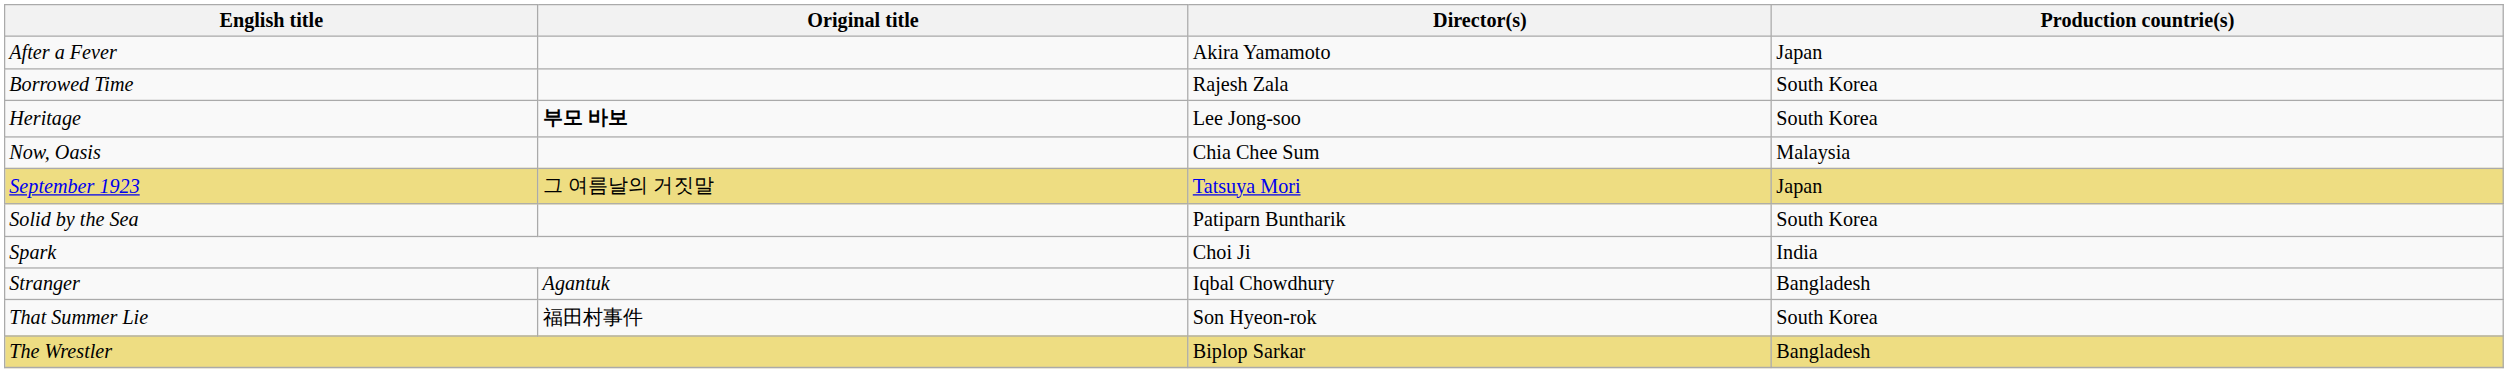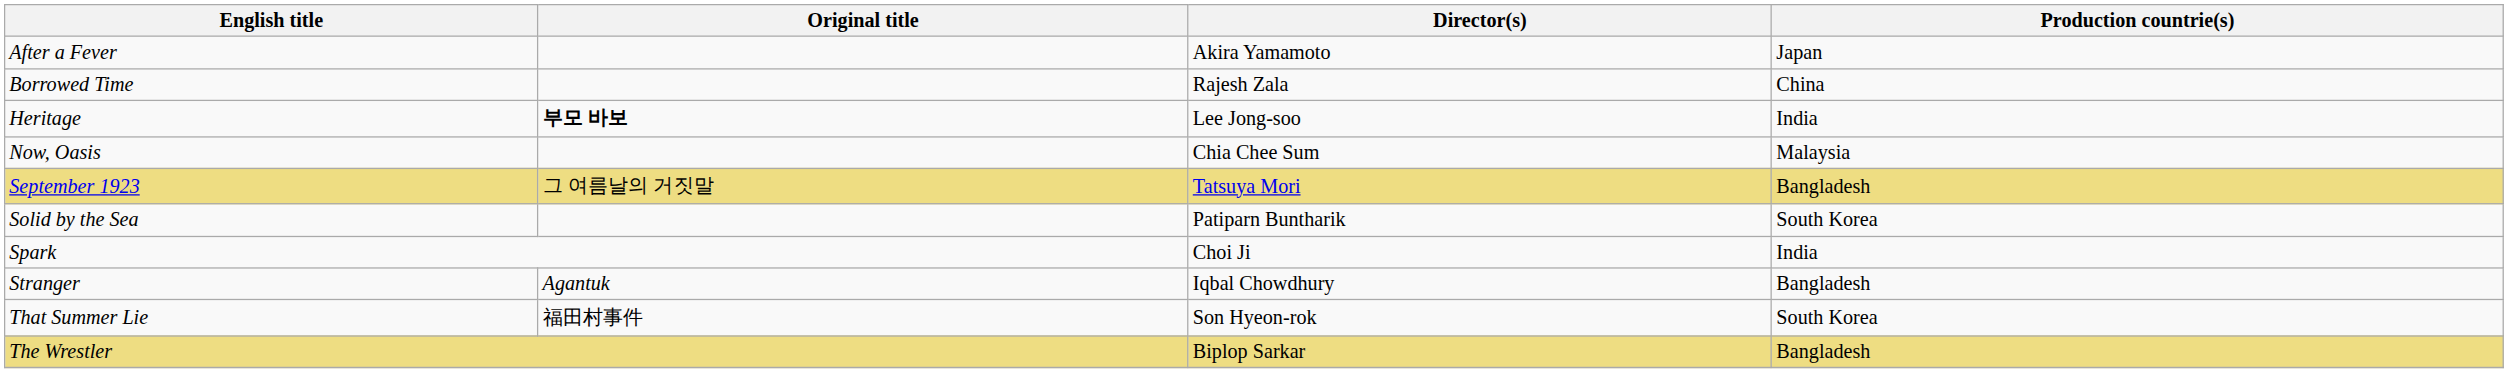(1827, 84) South Korea -> (1800, 84) China
(1827, 118) South Korea -> (1797, 118) India
(1799, 186) Japan -> (1823, 186) Bangladesh
